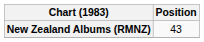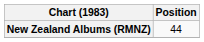(176, 29) 43 -> (176, 29) 44
